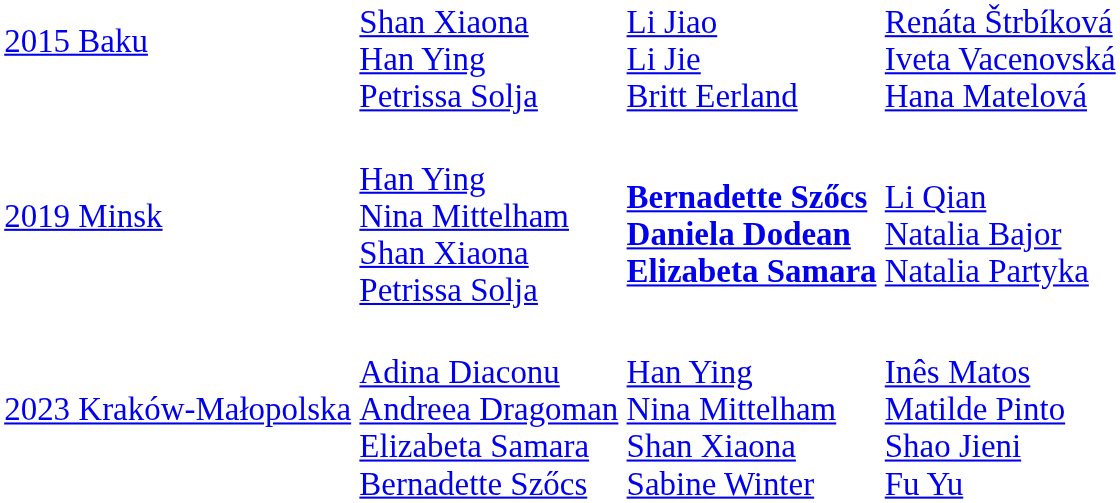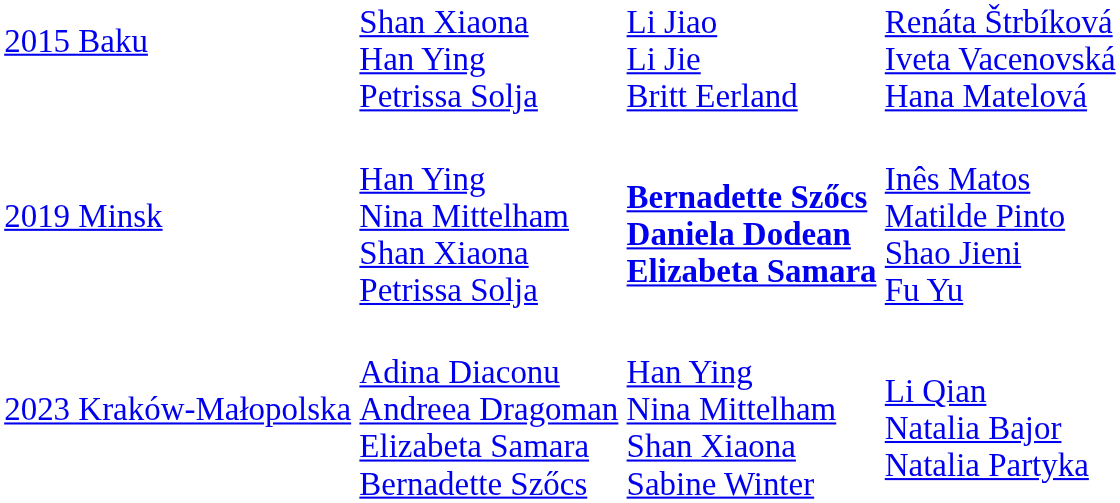(987, 234) Li Qian Natalia Bajor Natalia Partyka -> (975, 234) Inês Matos Matilde Pinto Shao Jieni Fu Yu
(975, 428) Inês Matos Matilde Pinto Shao Jieni Fu Yu -> (987, 428) Li Qian Natalia Bajor Natalia Partyka
